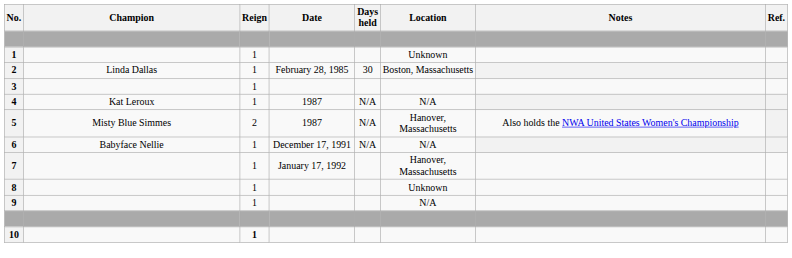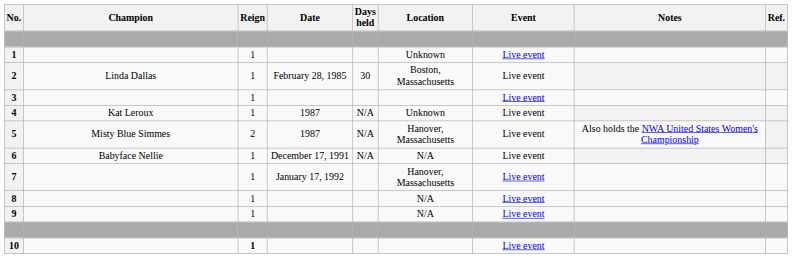+ column: (524, 17)
(428, 102) N/A -> (425, 113) Unknown
(428, 187) Unknown -> (425, 198) N/A
